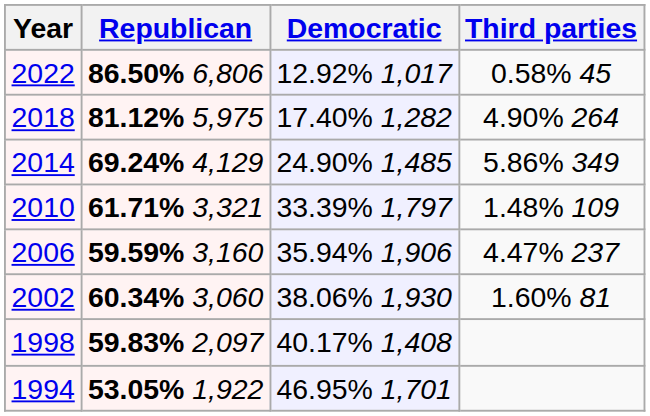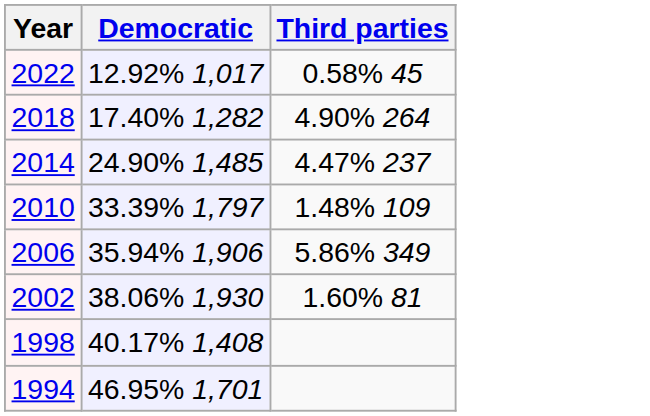- column: (176, 28)
(551, 163) 5.86% 349 -> (362, 163) 4.47% 237
(551, 253) 4.47% 237 -> (362, 253) 5.86% 349
